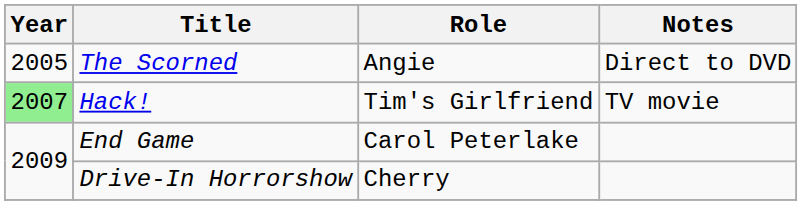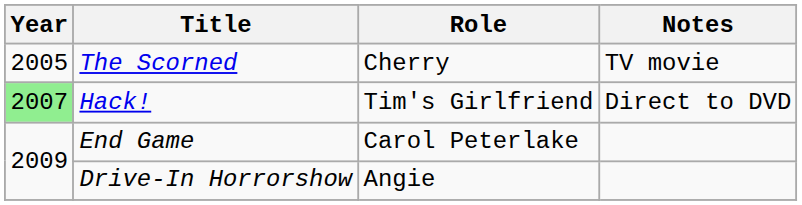(399, 63) Angie -> (407, 63) Cherry
(698, 63) Direct to DVD -> (662, 63) TV movie
(662, 102) TV movie -> (698, 102) Direct to DVD
(407, 180) Cherry -> (399, 180) Angie
